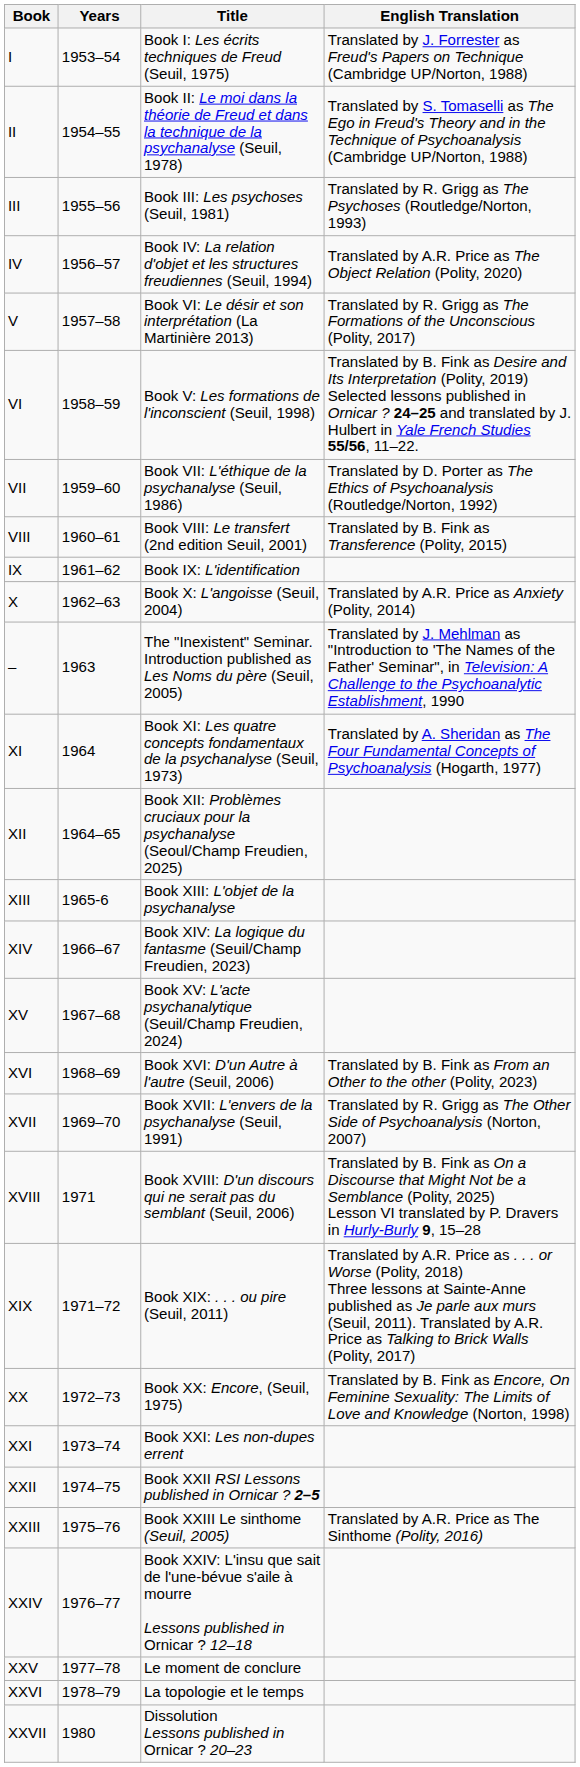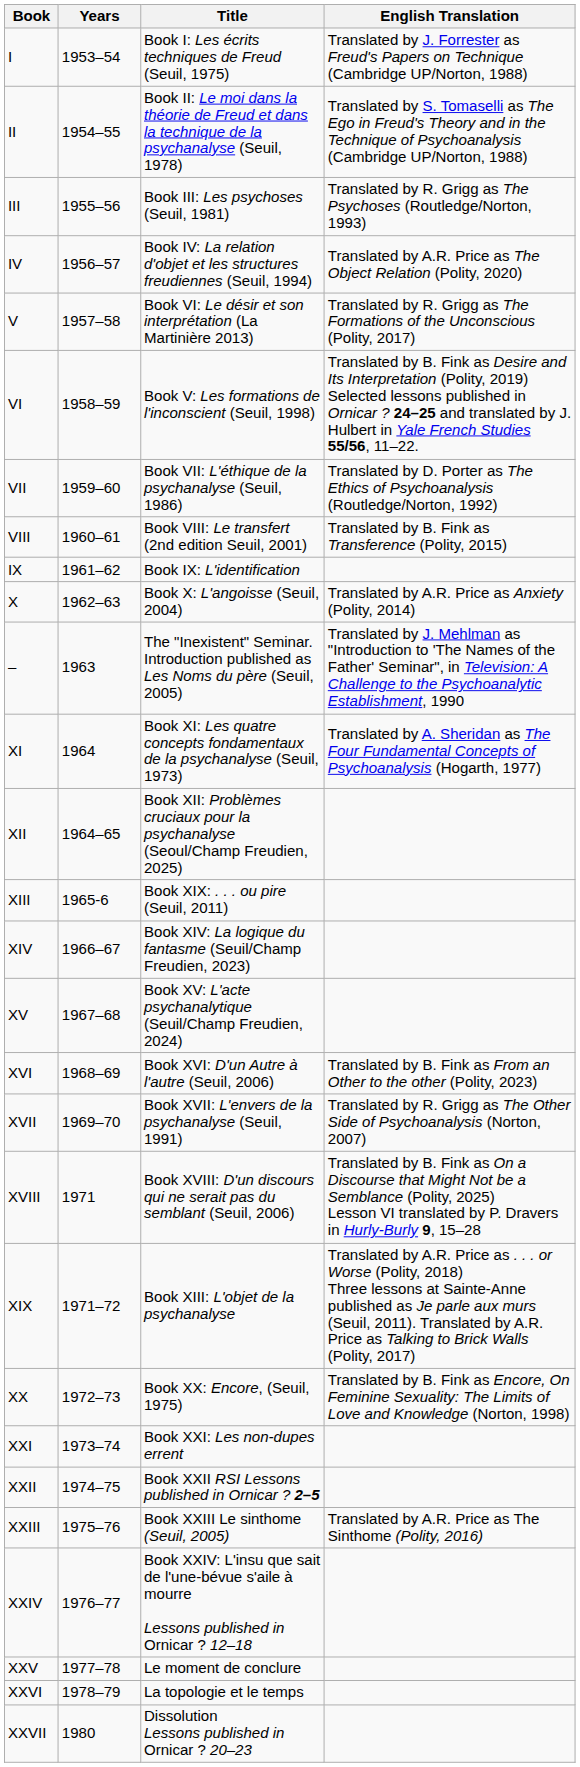(219, 900) Book XIII: L'objet de la psychanalyse -> (215, 900) Book XIX: . . . ou pire (Seuil, 2011)
(215, 1305) Book XIX: . . . ou pire (Seuil, 2011) -> (219, 1305) Book XIII: L'objet de la psychanalyse
